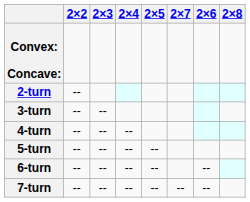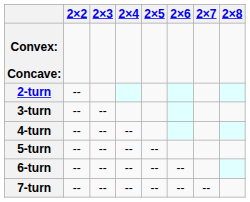columns swapped: (206, 14) <-> (180, 14)
